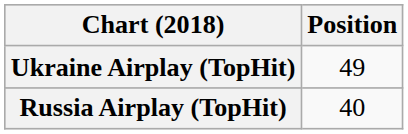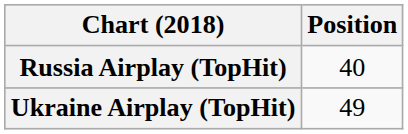rows swapped: (153, 107) <-> (153, 66)
